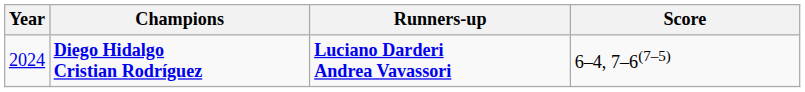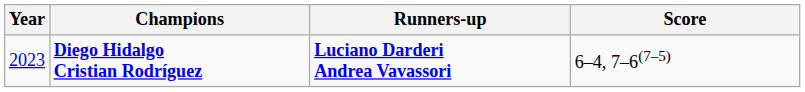(27, 60) 2024 -> (27, 60) 2023
